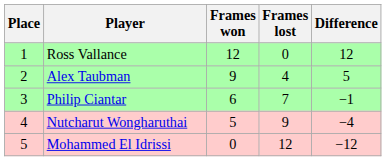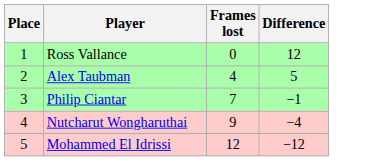- column: (233, 23)
